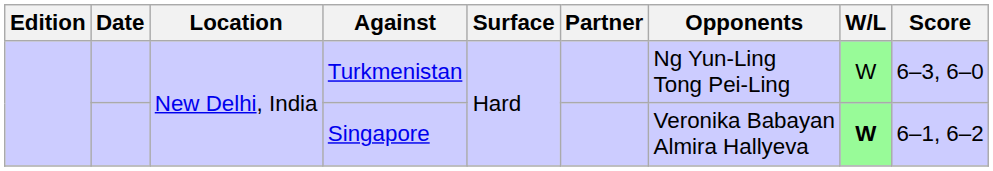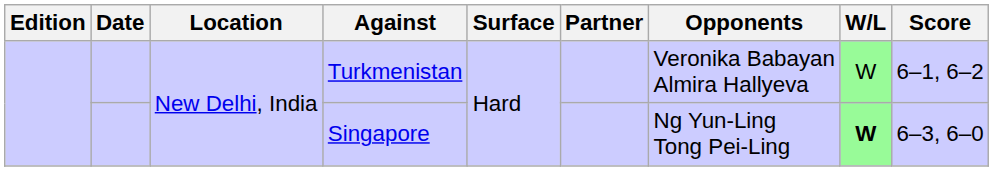(722, 71) Ng Yun-Ling Tong Pei-Ling -> (744, 71) Veronika Babayan Almira Hallyeva
(940, 71) 6–3, 6–0 -> (940, 71) 6–1, 6–2
(744, 133) Veronika Babayan Almira Hallyeva -> (722, 133) Ng Yun-Ling Tong Pei-Ling
(940, 133) 6–1, 6–2 -> (940, 133) 6–3, 6–0
